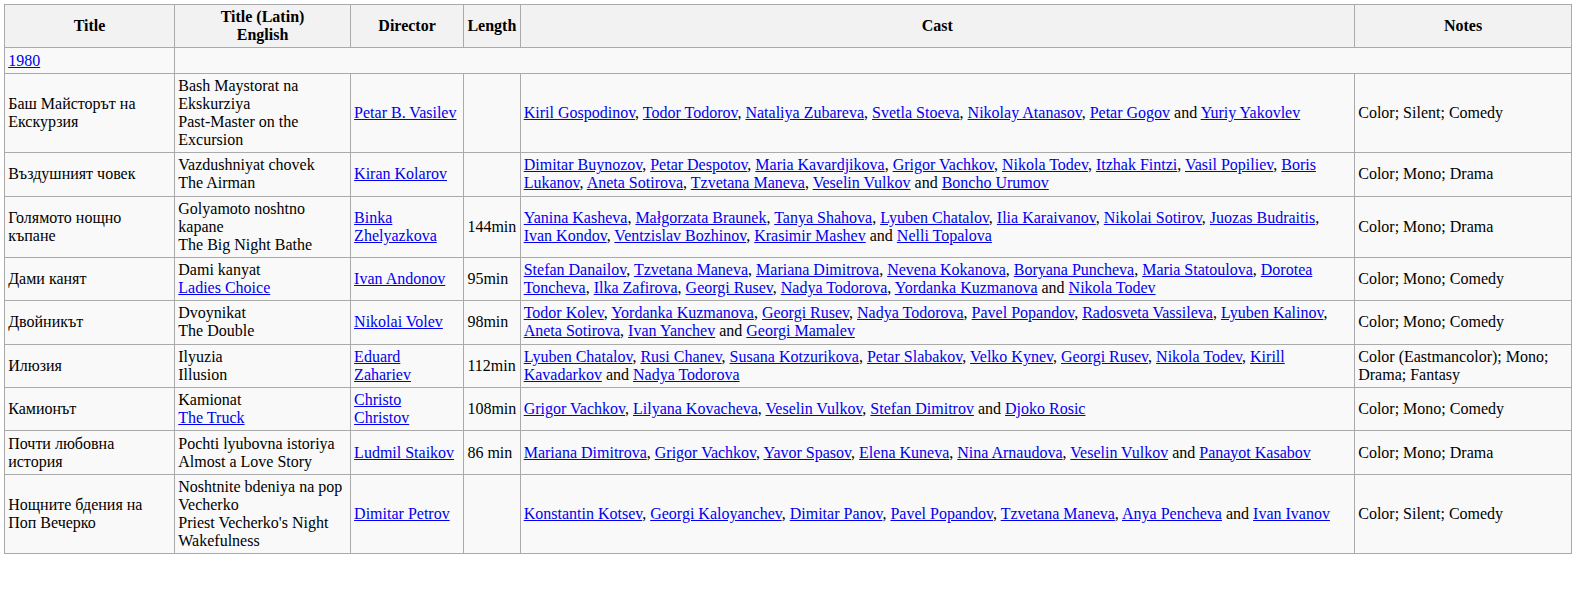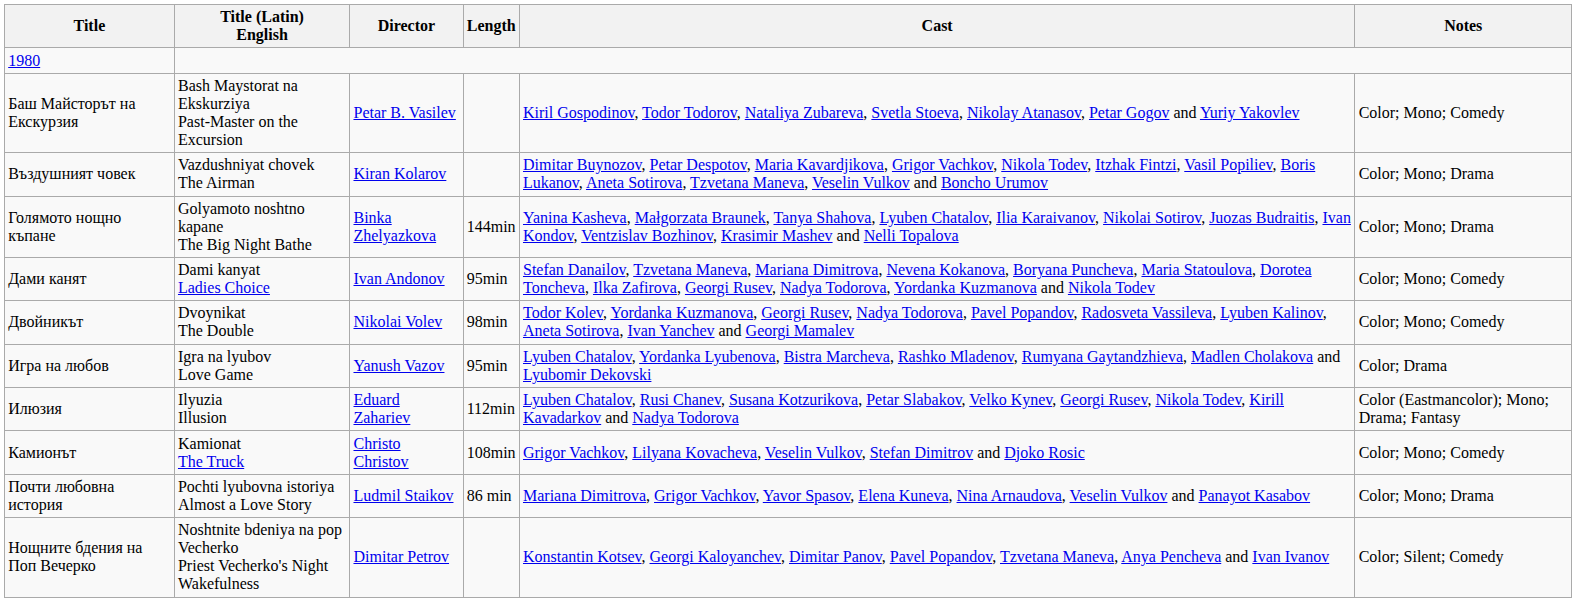(1431, 112) Color; Silent; Comedy -> (1432, 112) Color; Mono; Comedy
+ row: (58, 365)
